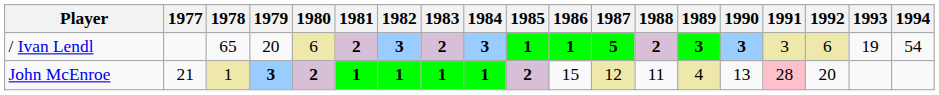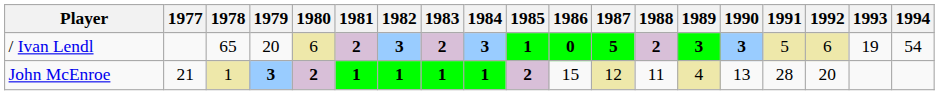(570, 46) 1 -> (570, 46) 0
(784, 46) 3 -> (784, 46) 5
(784, 74) pink background -> (784, 74) no background
